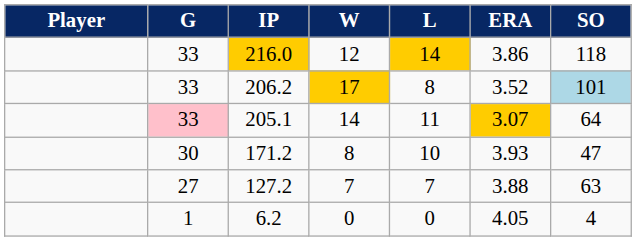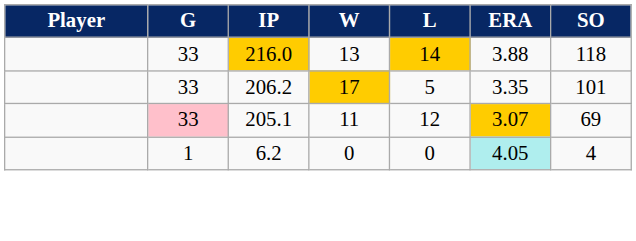(349, 53) 12 -> (349, 53) 13
(510, 53) 3.86 -> (510, 53) 3.88
(430, 86) 8 -> (430, 86) 5
(510, 86) 3.52 -> (510, 86) 3.35
(591, 86) lightblue background -> (591, 86) no background
(349, 119) 14 -> (349, 119) 11
(430, 119) 11 -> (430, 119) 12
(591, 119) 64 -> (591, 119) 69
- row: (269, 152)
- row: (269, 185)
(510, 218) no background -> (510, 152) paleturquoise background
